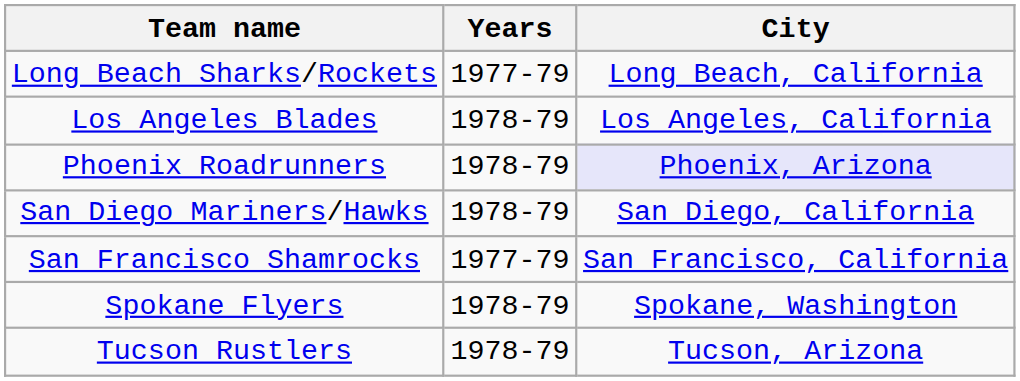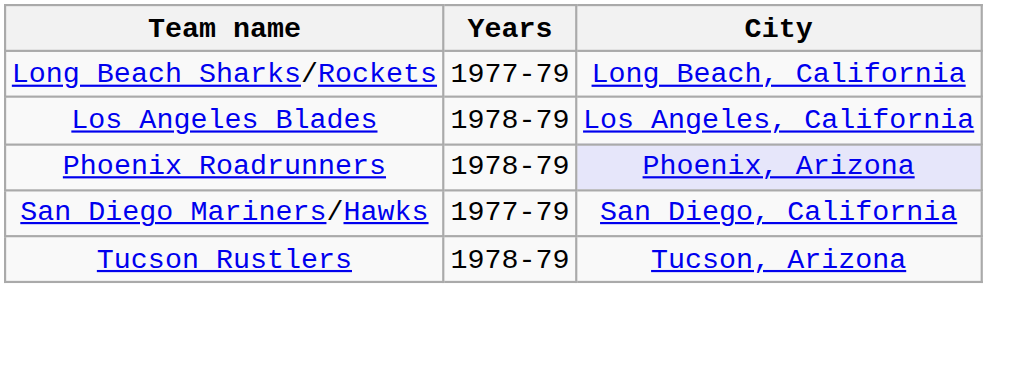(510, 213) 1978-79 -> (510, 213) 1977-79
- row: (224, 259)
- row: (224, 305)
